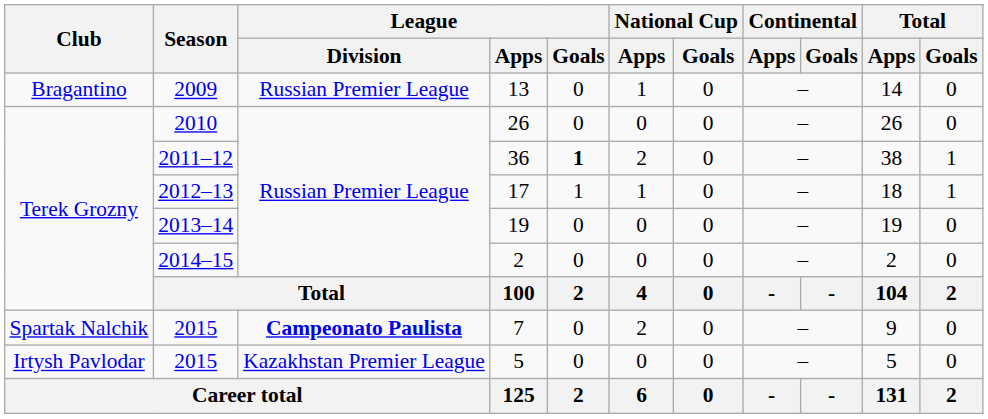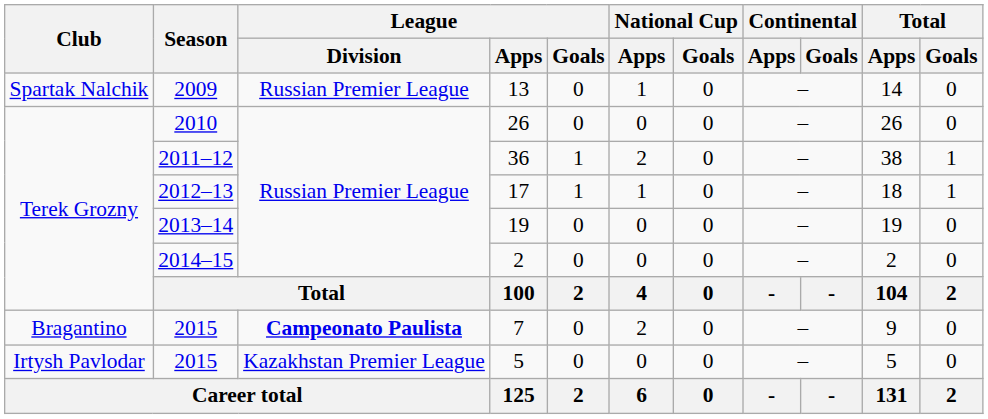(79, 89) Bragantino -> (79, 89) Spartak Nalchik
(578, 157) bold -> (578, 157) normal
(79, 327) Spartak Nalchik -> (79, 327) Bragantino
